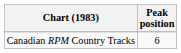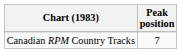(157, 40) 6 -> (157, 40) 7
